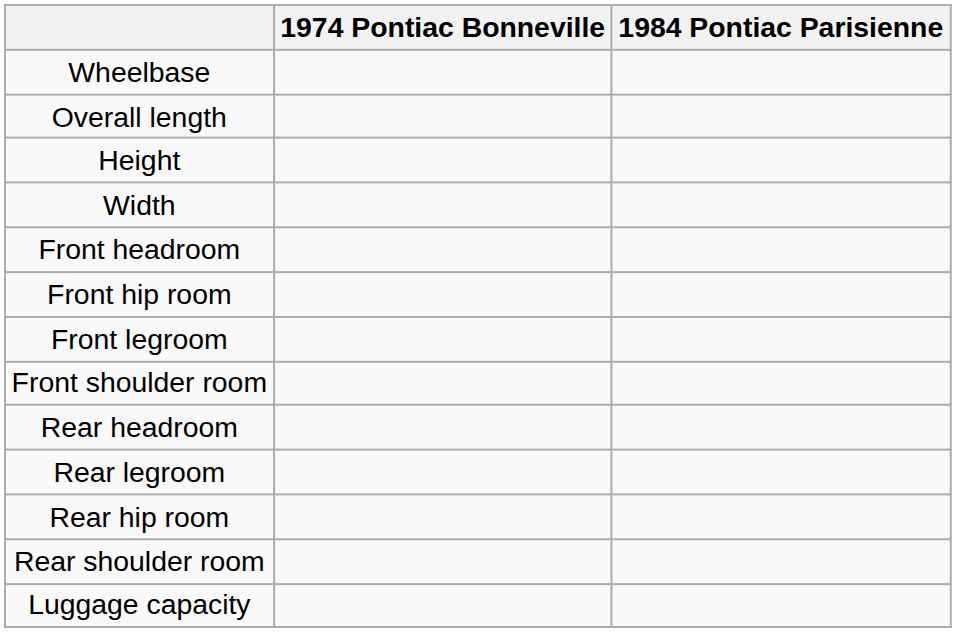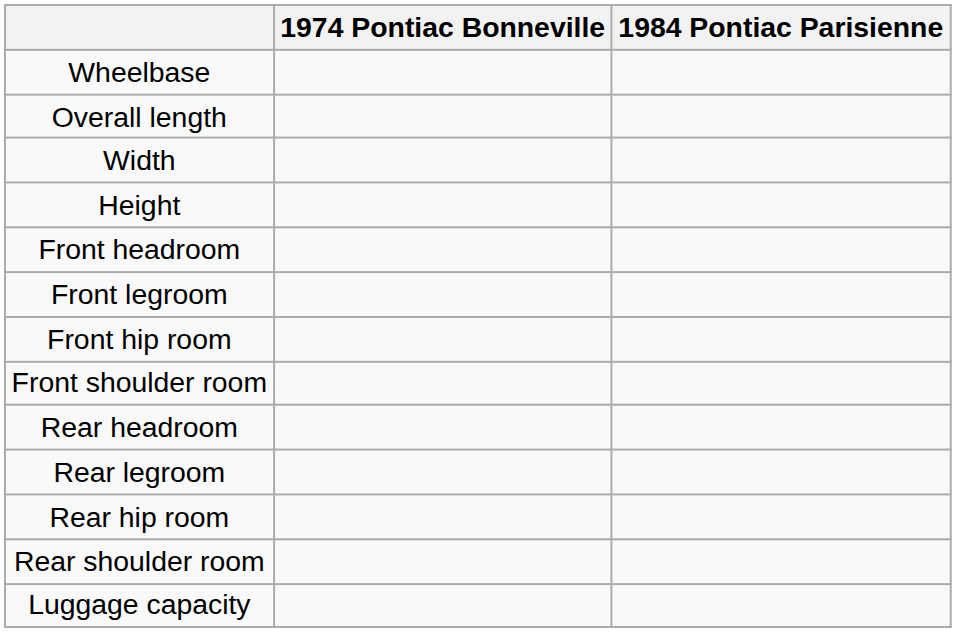rows swapped: (139, 205) <-> (139, 160)
rows swapped: (139, 338) <-> (139, 294)
